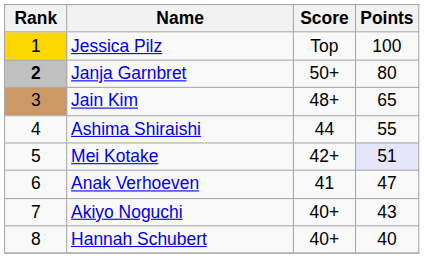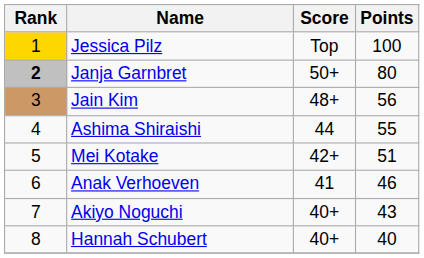(387, 101) 65 -> (387, 101) 56
(387, 156) lavender background -> (387, 156) no background
(387, 184) 47 -> (387, 184) 46
